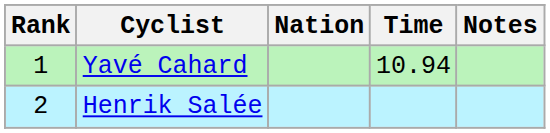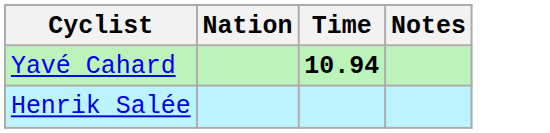- column: (41, 25)
(414, 66) normal -> (342, 66) bold
